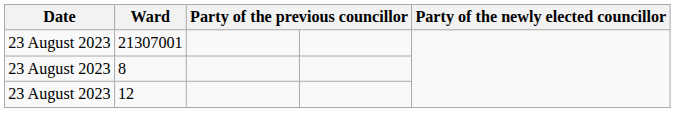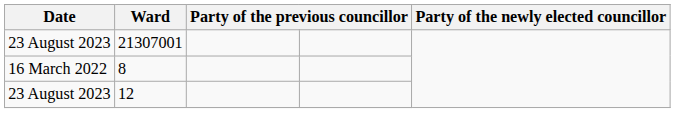(59, 68) 23 August 2023 -> (58, 68) 16 March 2022
